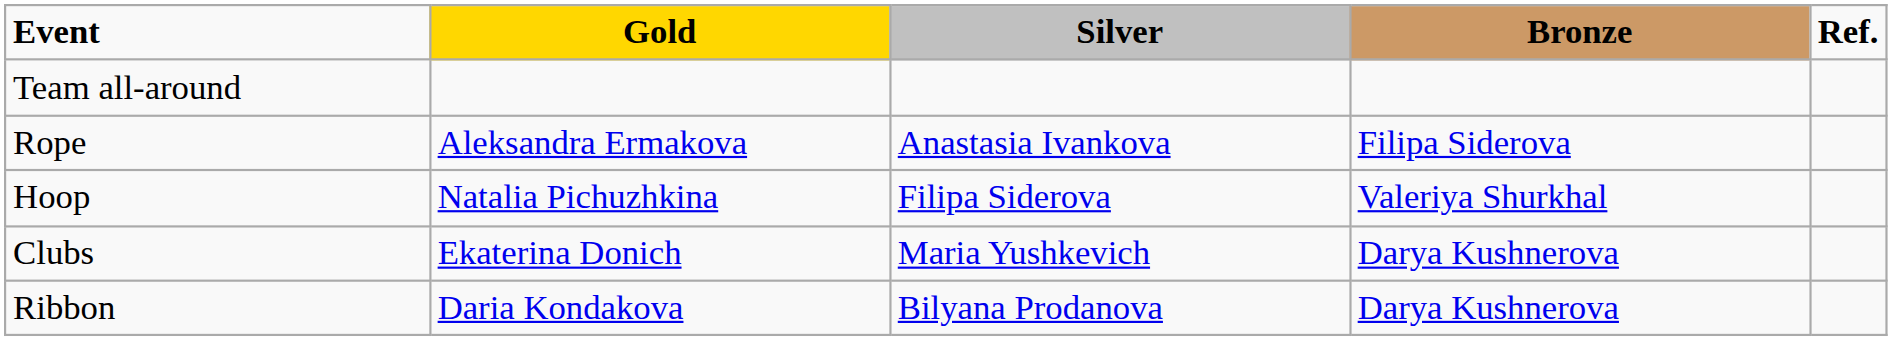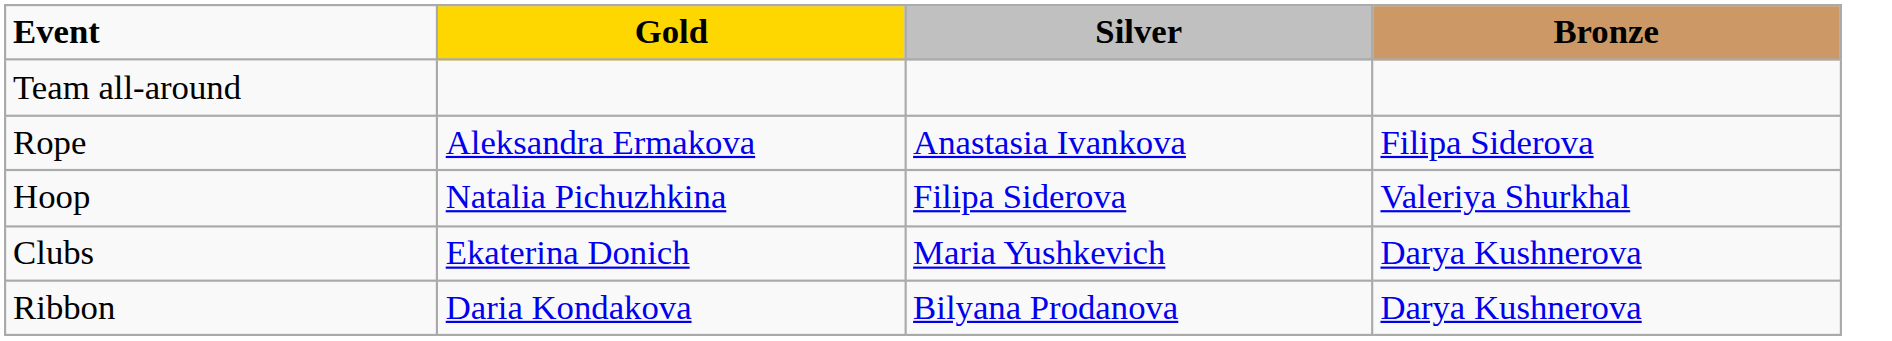- column: (1848, 32)
